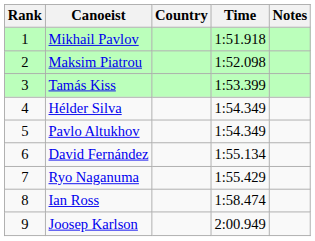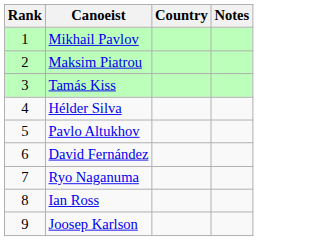- column: (240, 16)
